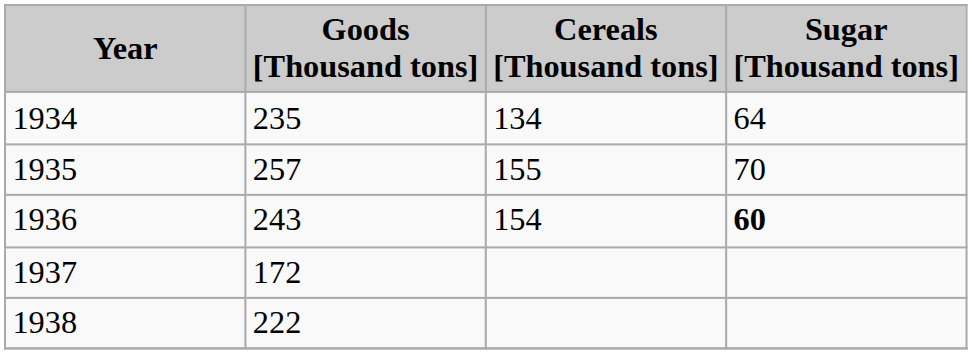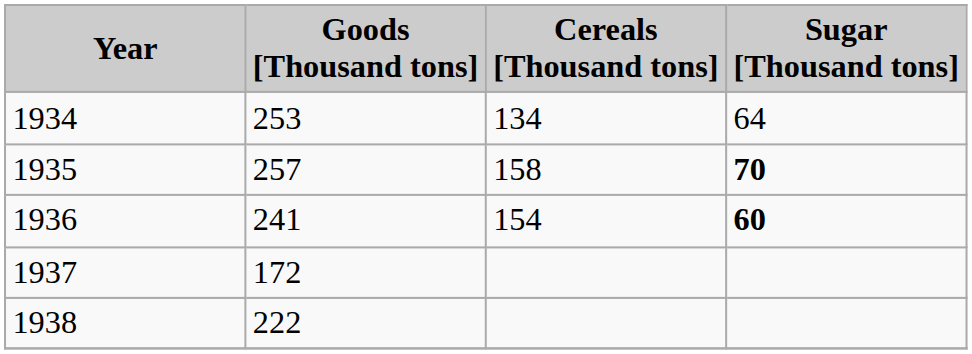(277, 117) 235 -> (277, 117) 253
(517, 169) 155 -> (517, 169) 158
(750, 169) normal -> (750, 169) bold
(277, 220) 243 -> (277, 220) 241
